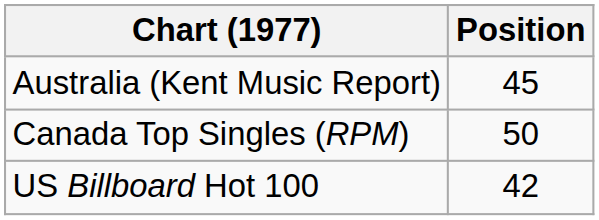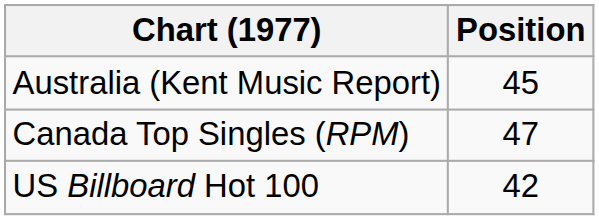(521, 134) 50 -> (521, 134) 47
